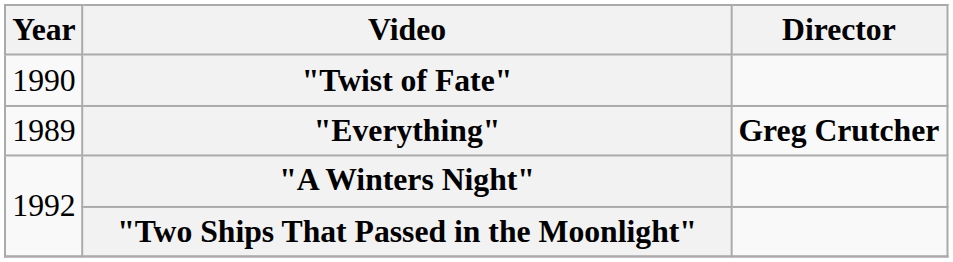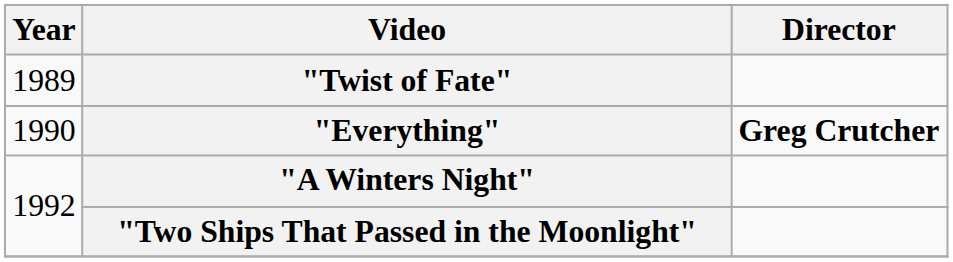(44, 79) 1990 -> (44, 79) 1989
(44, 130) 1989 -> (44, 130) 1990
